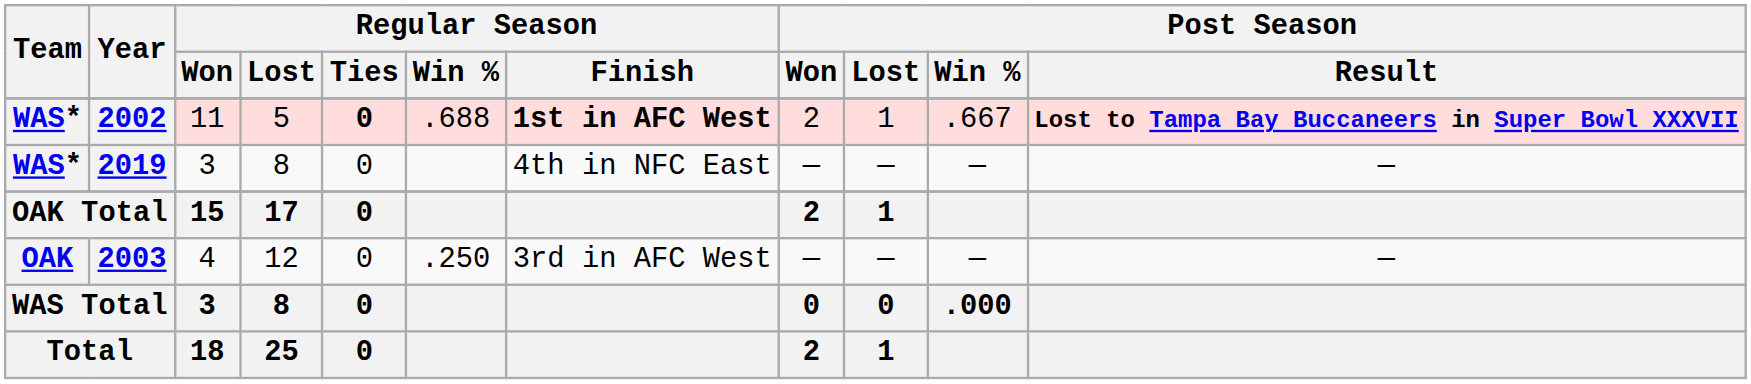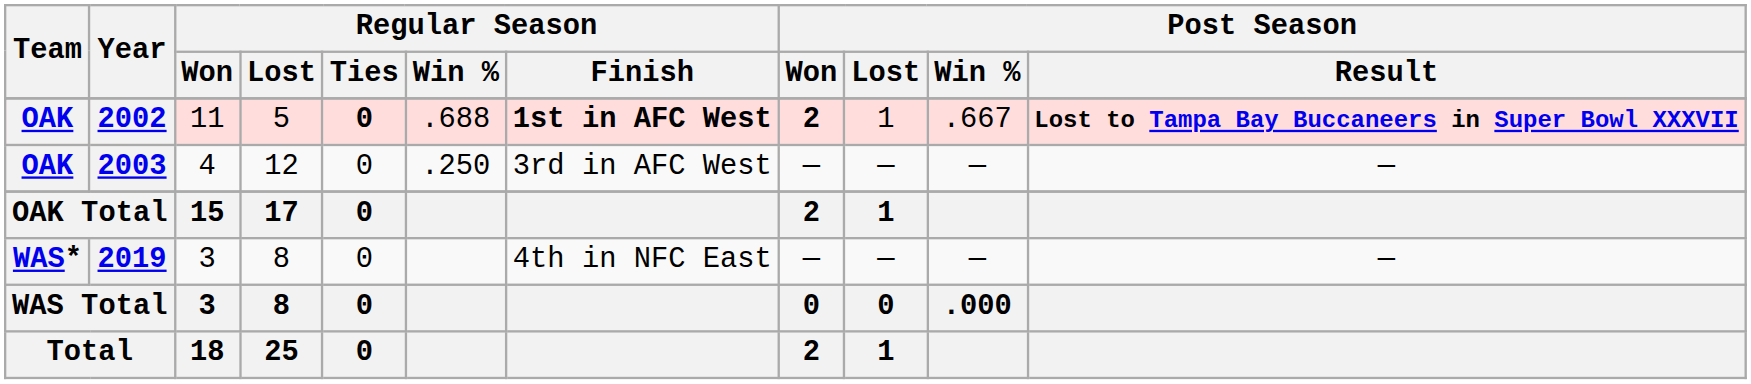(47, 122) WAS* -> (47, 122) OAK
(812, 122) normal -> (812, 122) bold
rows swapped: (132, 261) <-> (132, 168)
